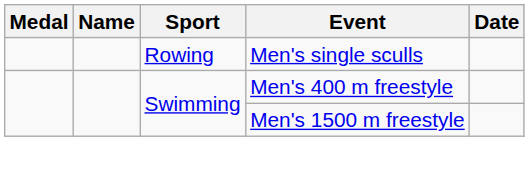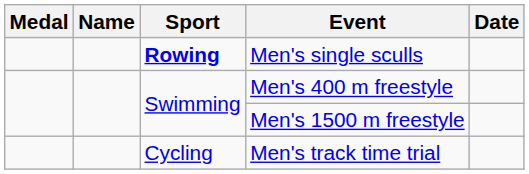(179, 54) normal -> (182, 54) bold
+ row: (345, 153)
